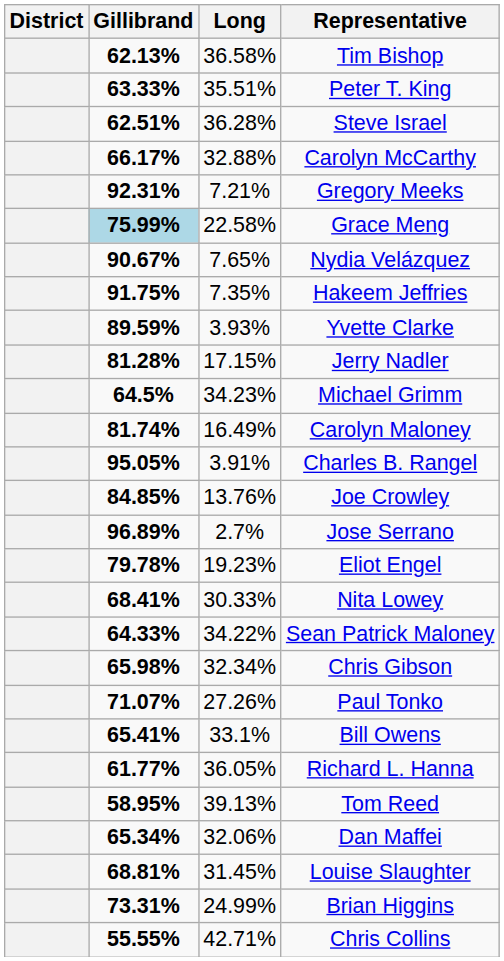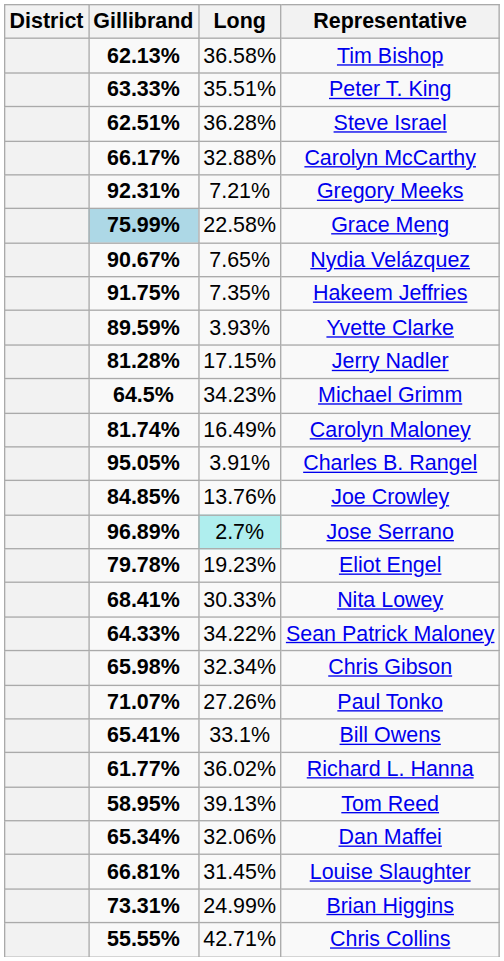(240, 531) no background -> (240, 531) paleturquoise background
(240, 769) 36.05% -> (240, 769) 36.02%
(143, 871) 68.81% -> (143, 871) 66.81%
